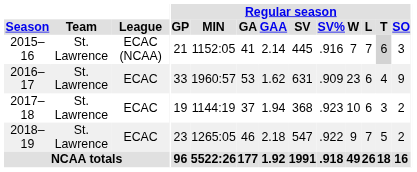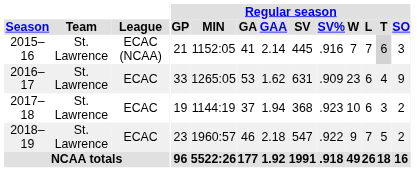(213, 78) 1960:57 -> (213, 78) 1265:05
(213, 137) 1265:05 -> (213, 137) 1960:57
